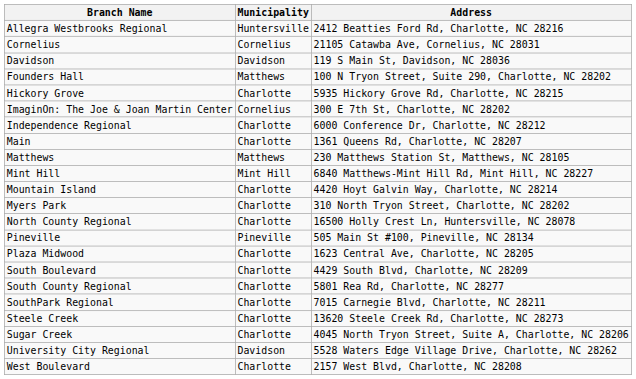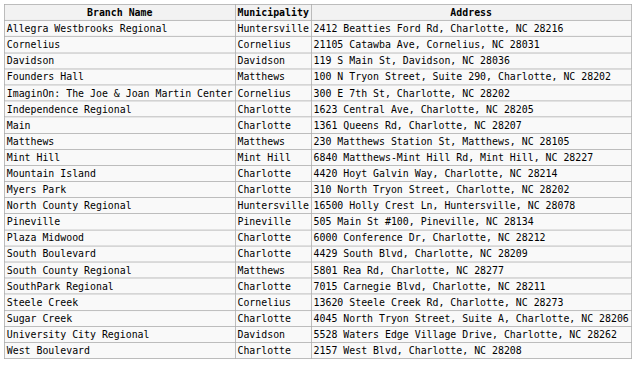- row: (45, 93)
(430, 125) 6000 Conference Dr, Charlotte, NC 28212 -> (424, 109) 1623 Central Ave, Charlotte, NC 28205
(264, 222) Charlotte -> (273, 206) Huntersville
(424, 254) 1623 Central Ave, Charlotte, NC 28205 -> (430, 238) 6000 Conference Dr, Charlotte, NC 28212
(264, 286) Charlotte -> (261, 270) Matthews
(264, 318) Charlotte -> (264, 302) Cornelius
